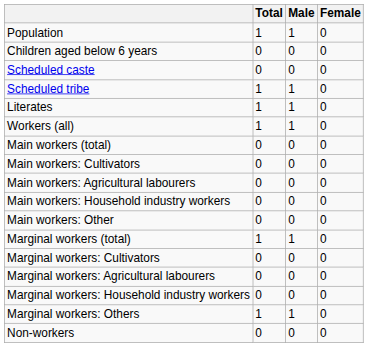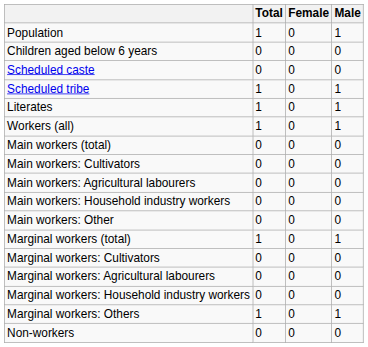columns swapped: (301, 13) <-> (340, 13)
